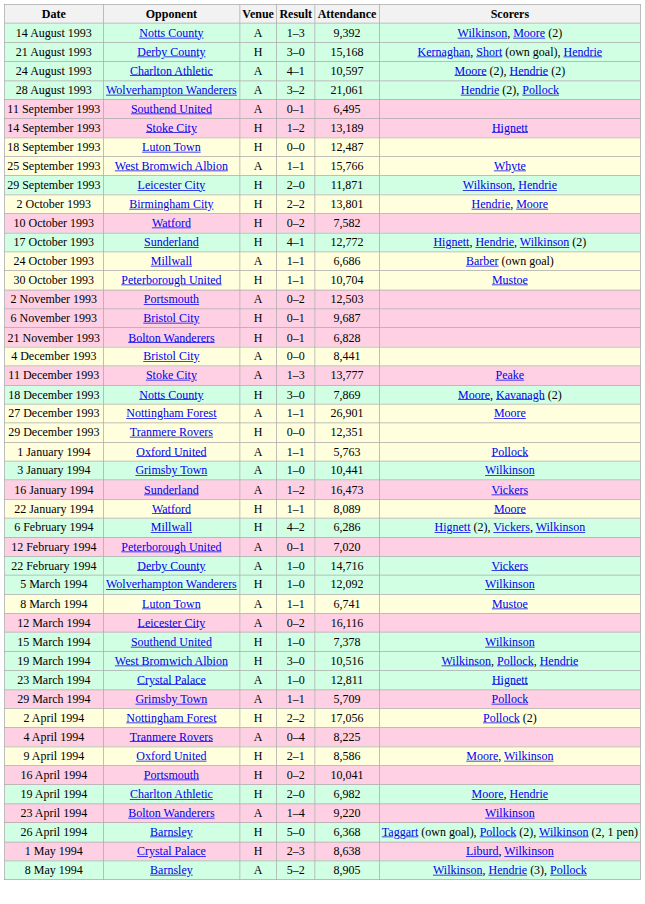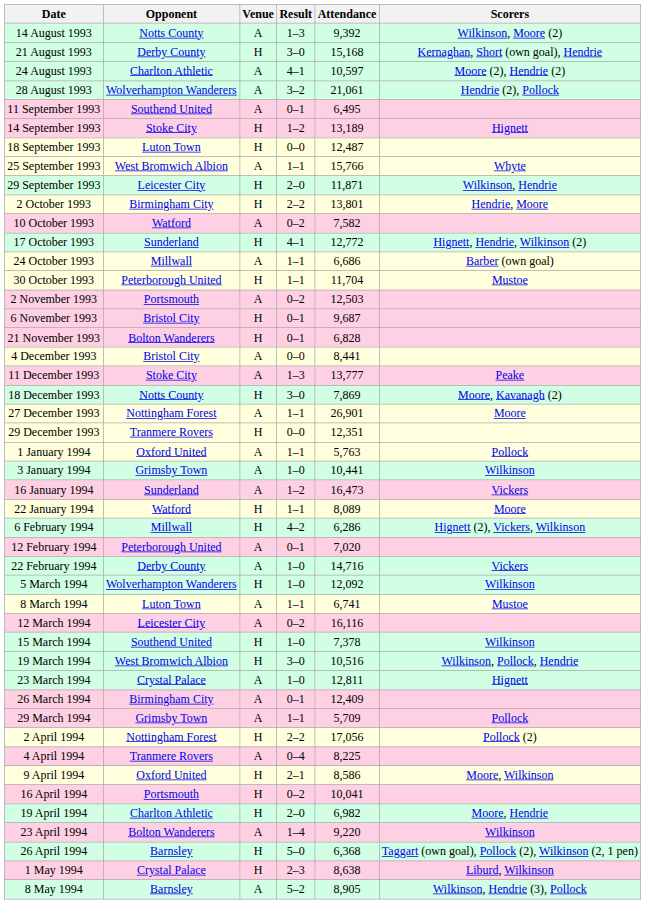(258, 223) H -> (258, 223) A
(347, 280) 10,704 -> (347, 280) 11,704
+ row: (54, 699)
